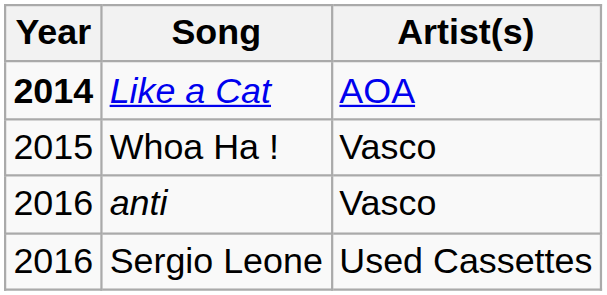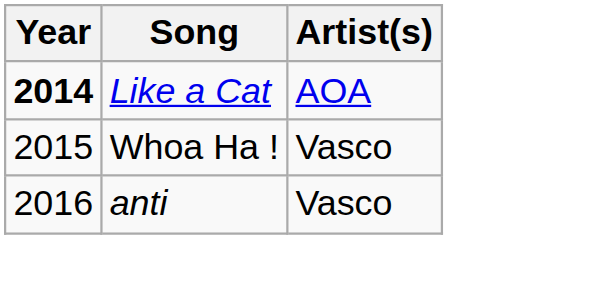- row: (216, 260)
